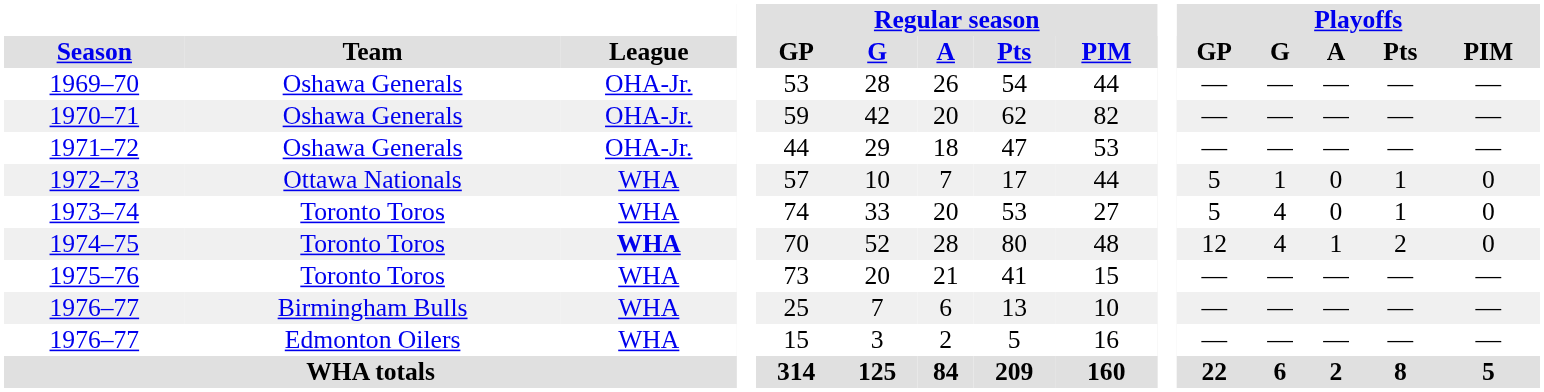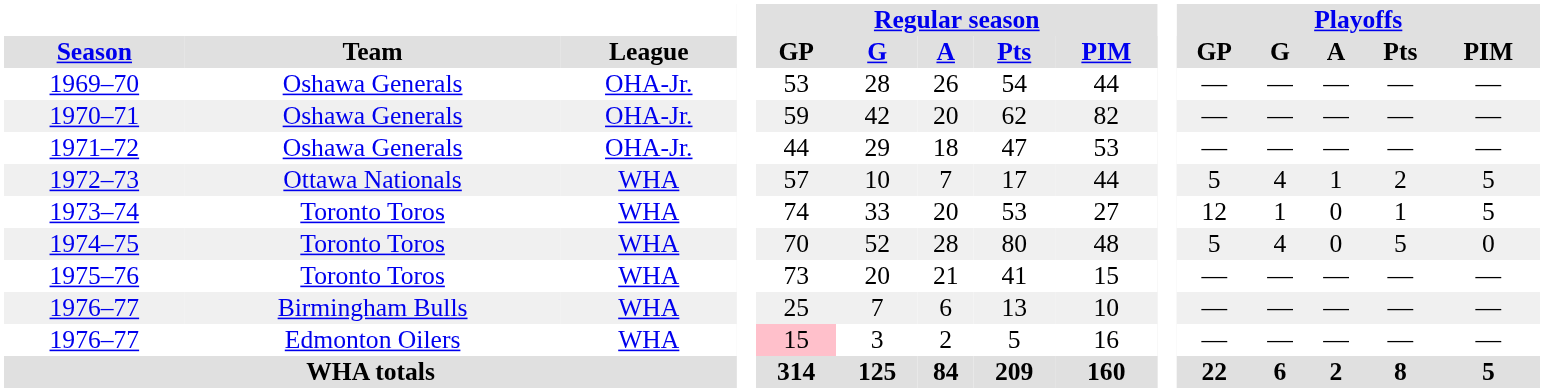(1280, 179) 1 -> (1280, 179) 4
(1336, 179) 0 -> (1336, 179) 1
(1400, 179) 1 -> (1400, 179) 2
(1488, 179) 0 -> (1488, 179) 5
(1214, 211) 5 -> (1214, 211) 12
(1280, 211) 4 -> (1280, 211) 1
(1488, 211) 0 -> (1488, 211) 5
(649, 243) bold -> (649, 243) normal
(1214, 243) 12 -> (1214, 243) 5
(1336, 243) 1 -> (1336, 243) 0
(1400, 243) 2 -> (1400, 243) 5
(796, 339) no background -> (796, 339) pink background
